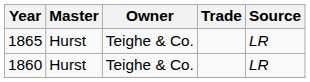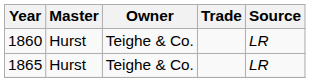rows swapped: (25, 65) <-> (25, 41)
